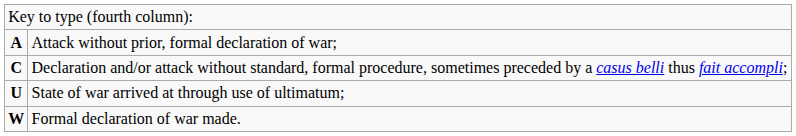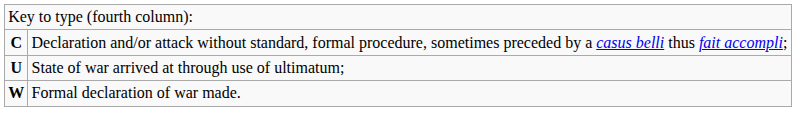- row: (184, 42)
